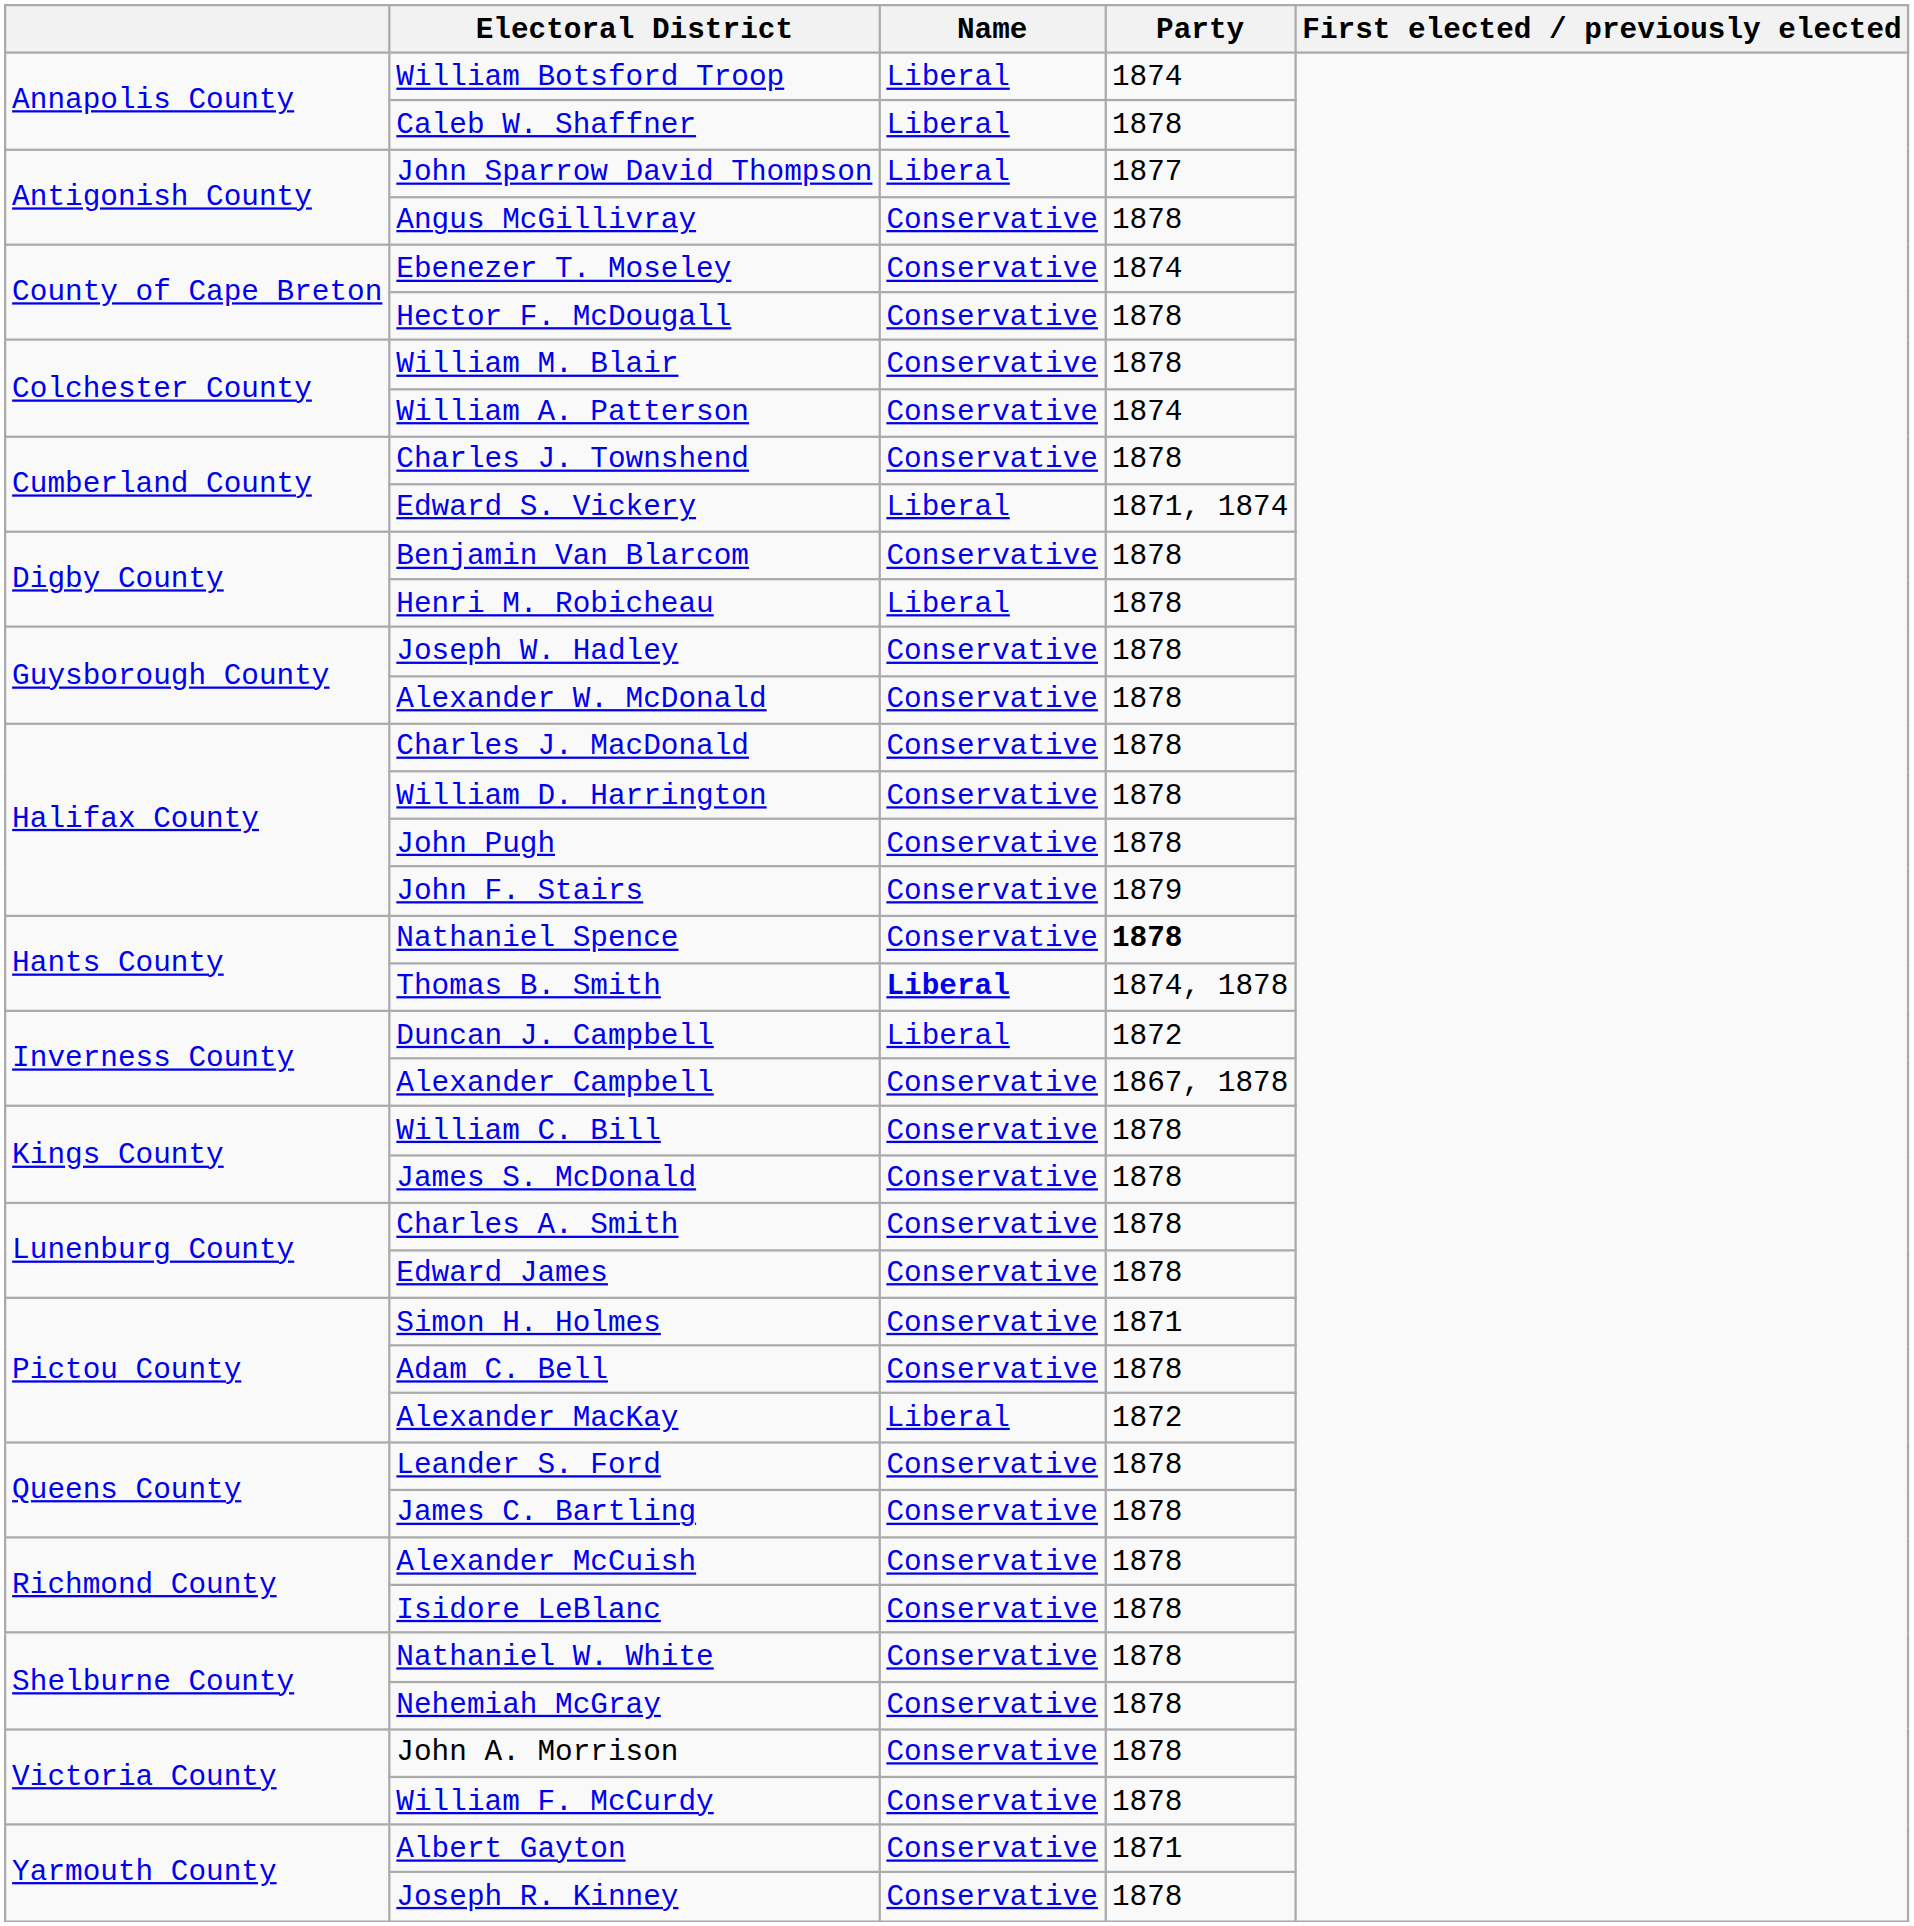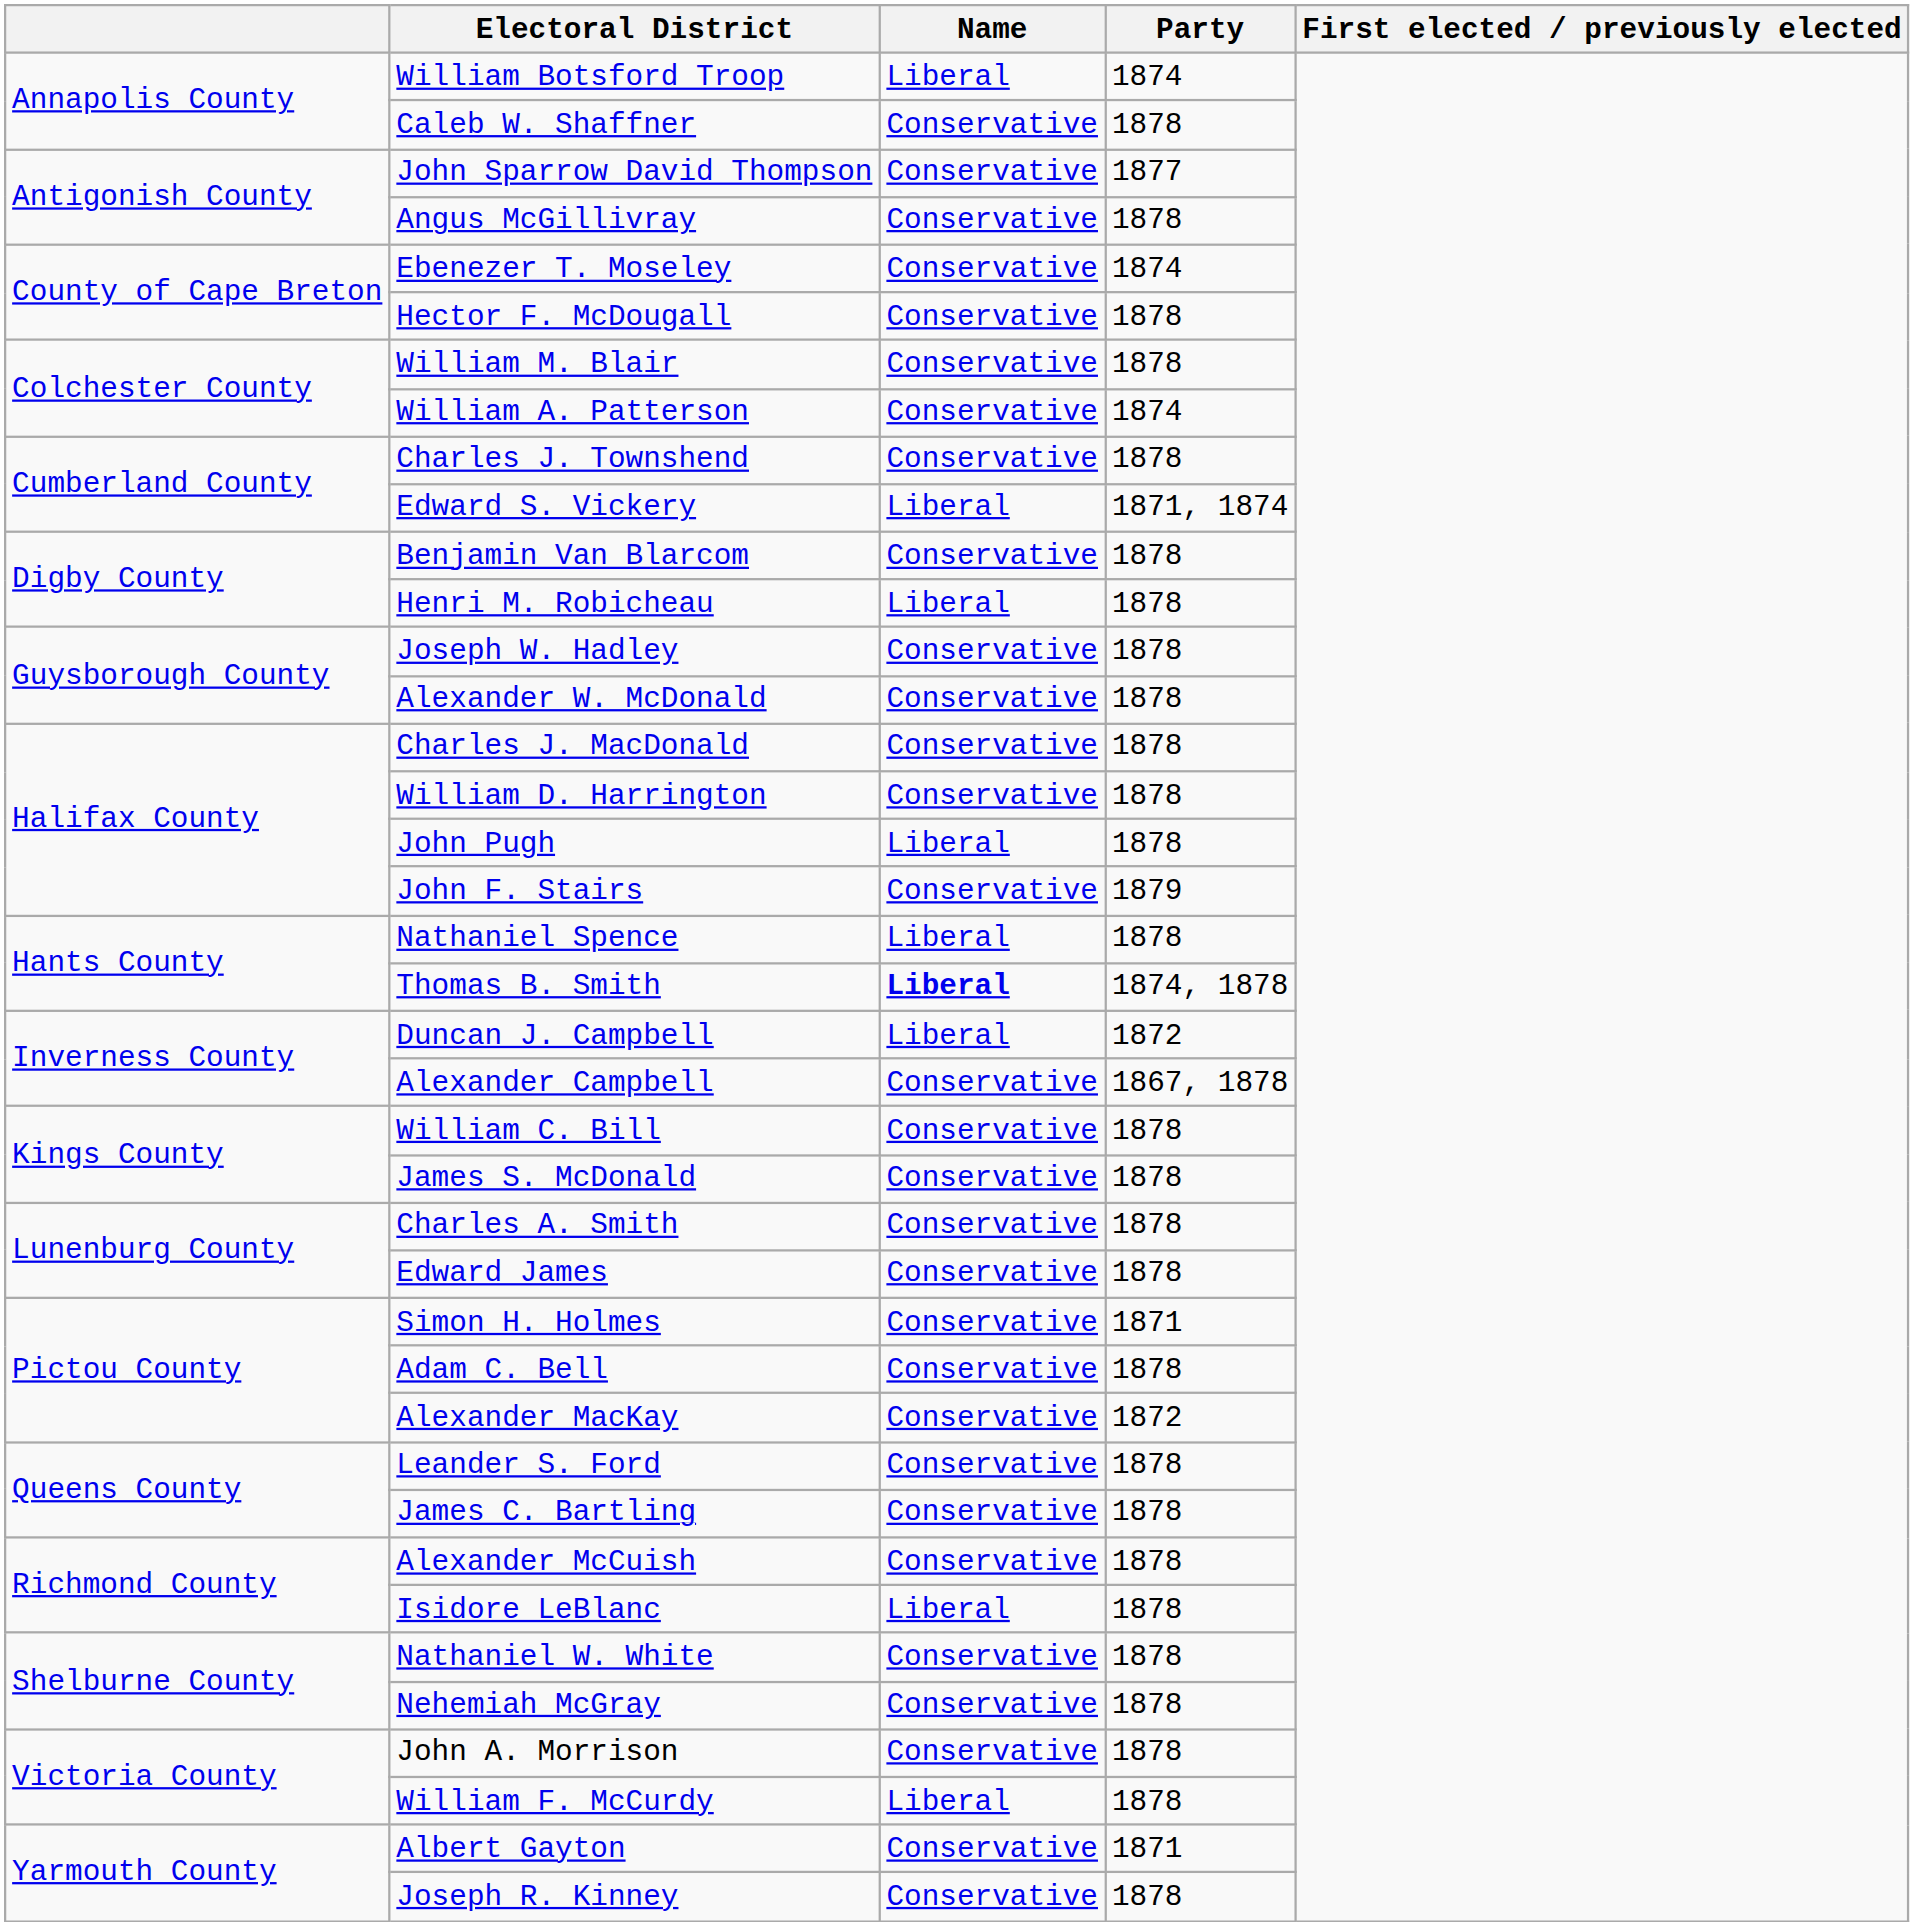(948, 125) Liberal -> (992, 125) Conservative
(948, 173) Liberal -> (992, 173) Conservative
(992, 843) Conservative -> (948, 843) Liberal
(992, 939) Conservative -> (948, 939) Liberal
(1147, 939) bold -> (1147, 939) normal
(948, 1418) Liberal -> (992, 1418) Conservative
(992, 1609) Conservative -> (948, 1609) Liberal
(992, 1801) Conservative -> (948, 1801) Liberal
